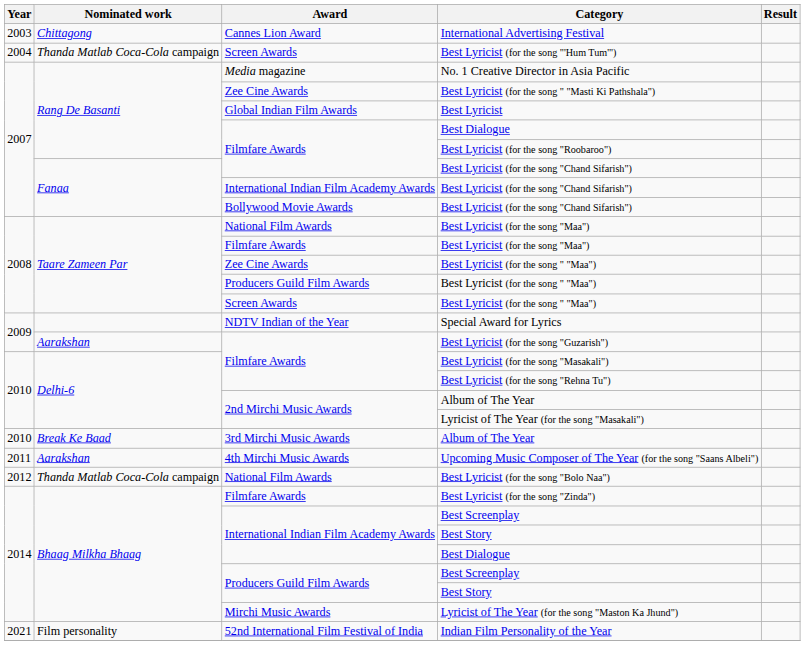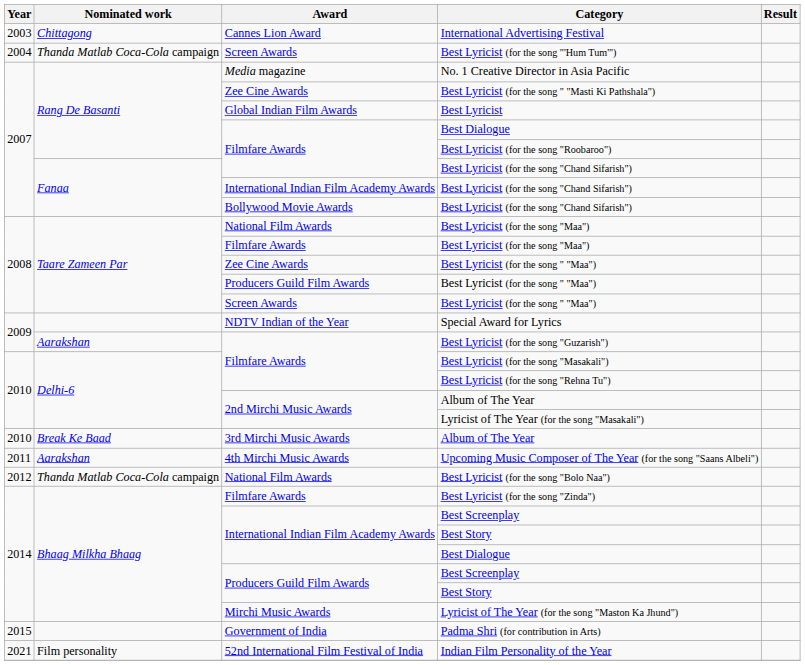+ row: (276, 631)
